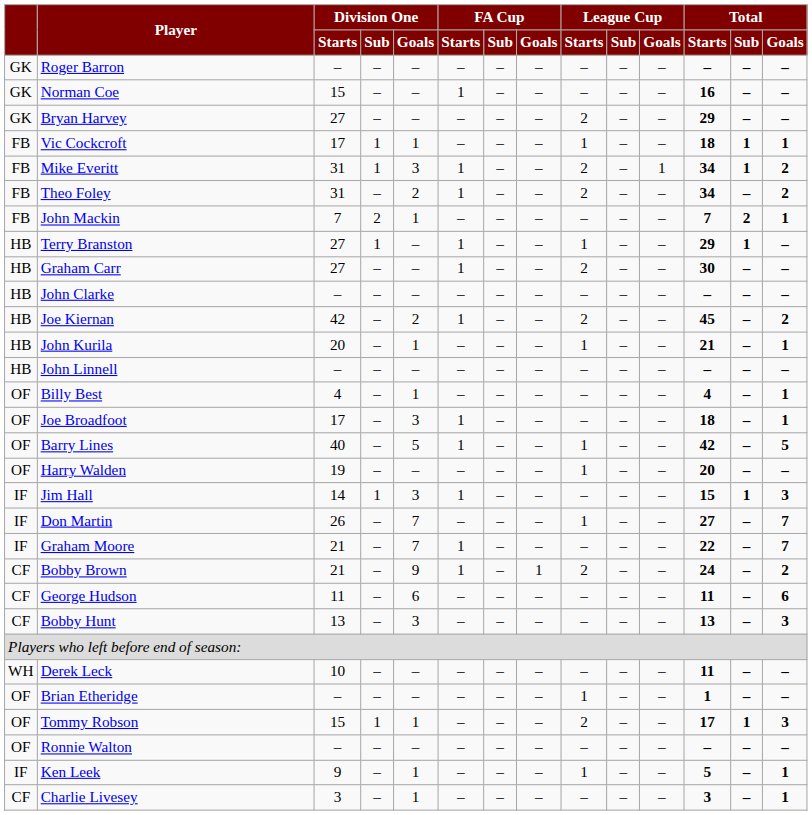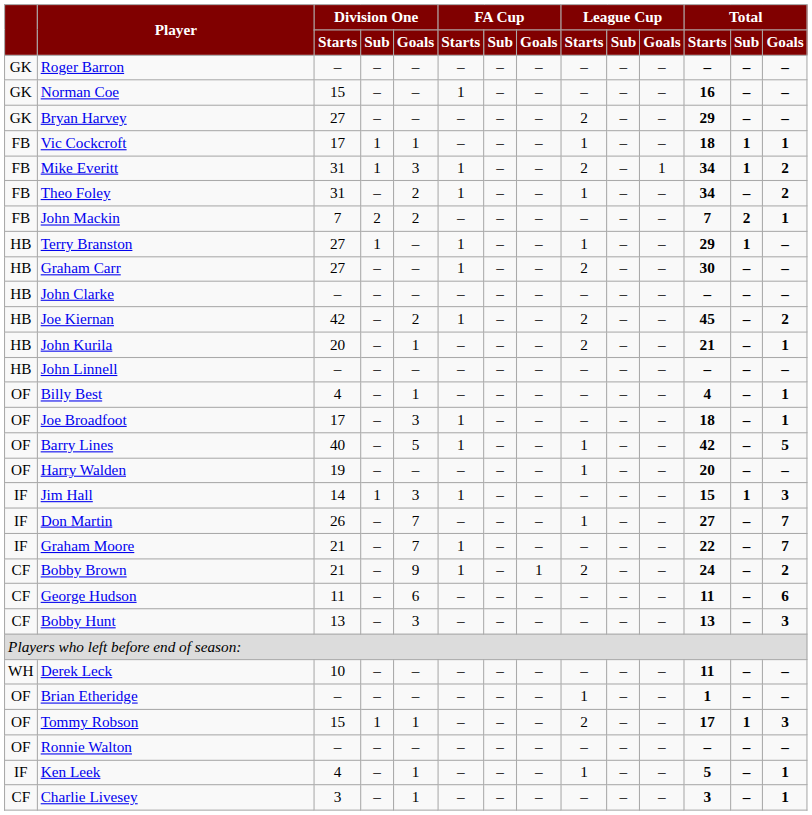(584, 193) 2 -> (584, 193) 1
(416, 218) 1 -> (416, 218) 2
(584, 344) 1 -> (584, 344) 2
(338, 772) 9 -> (338, 772) 4
